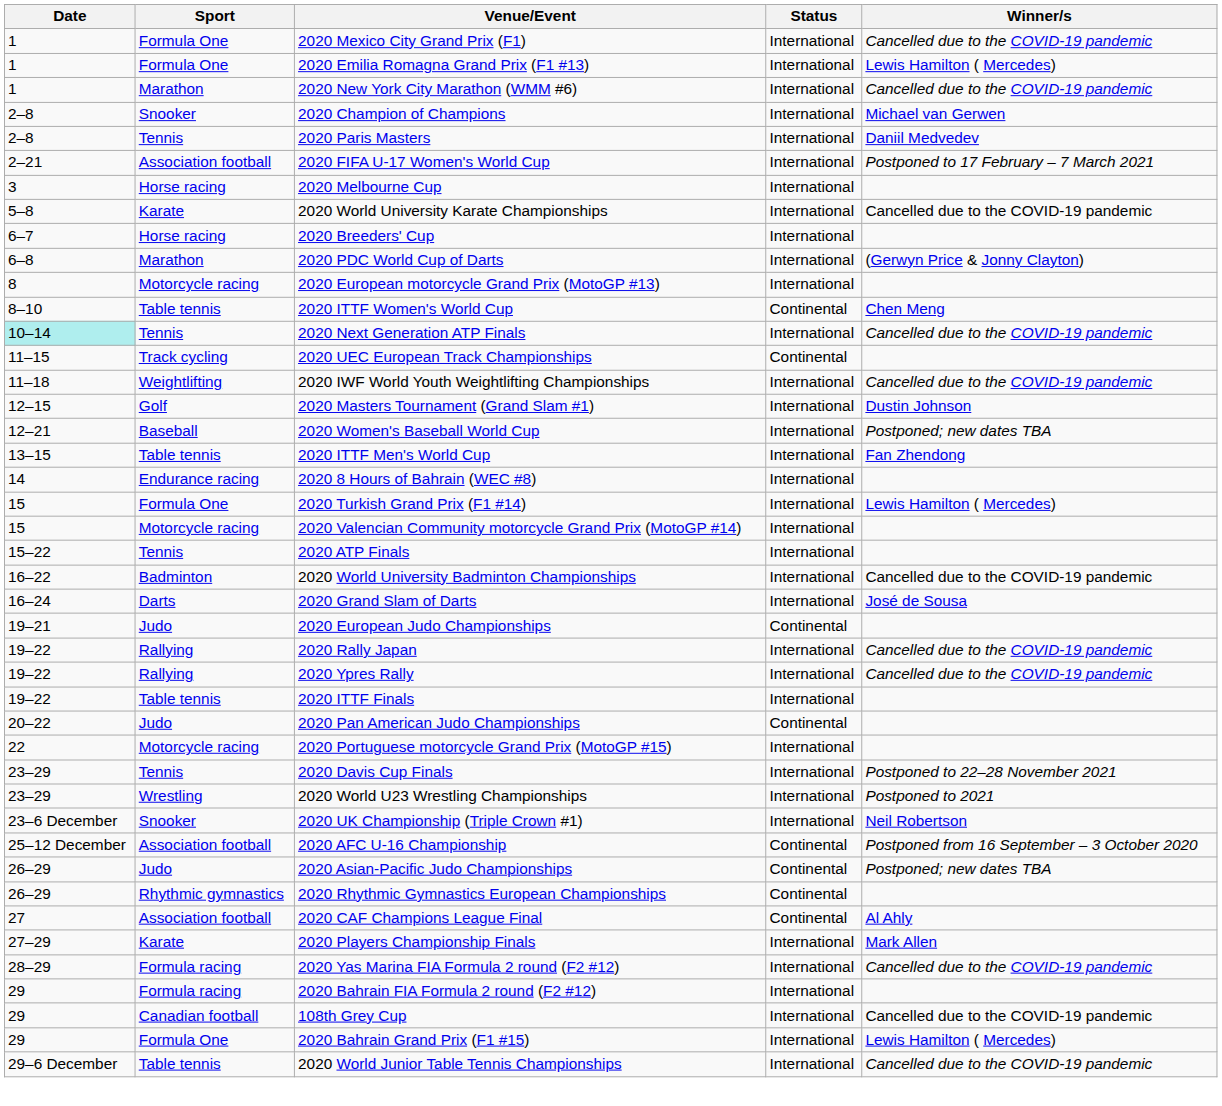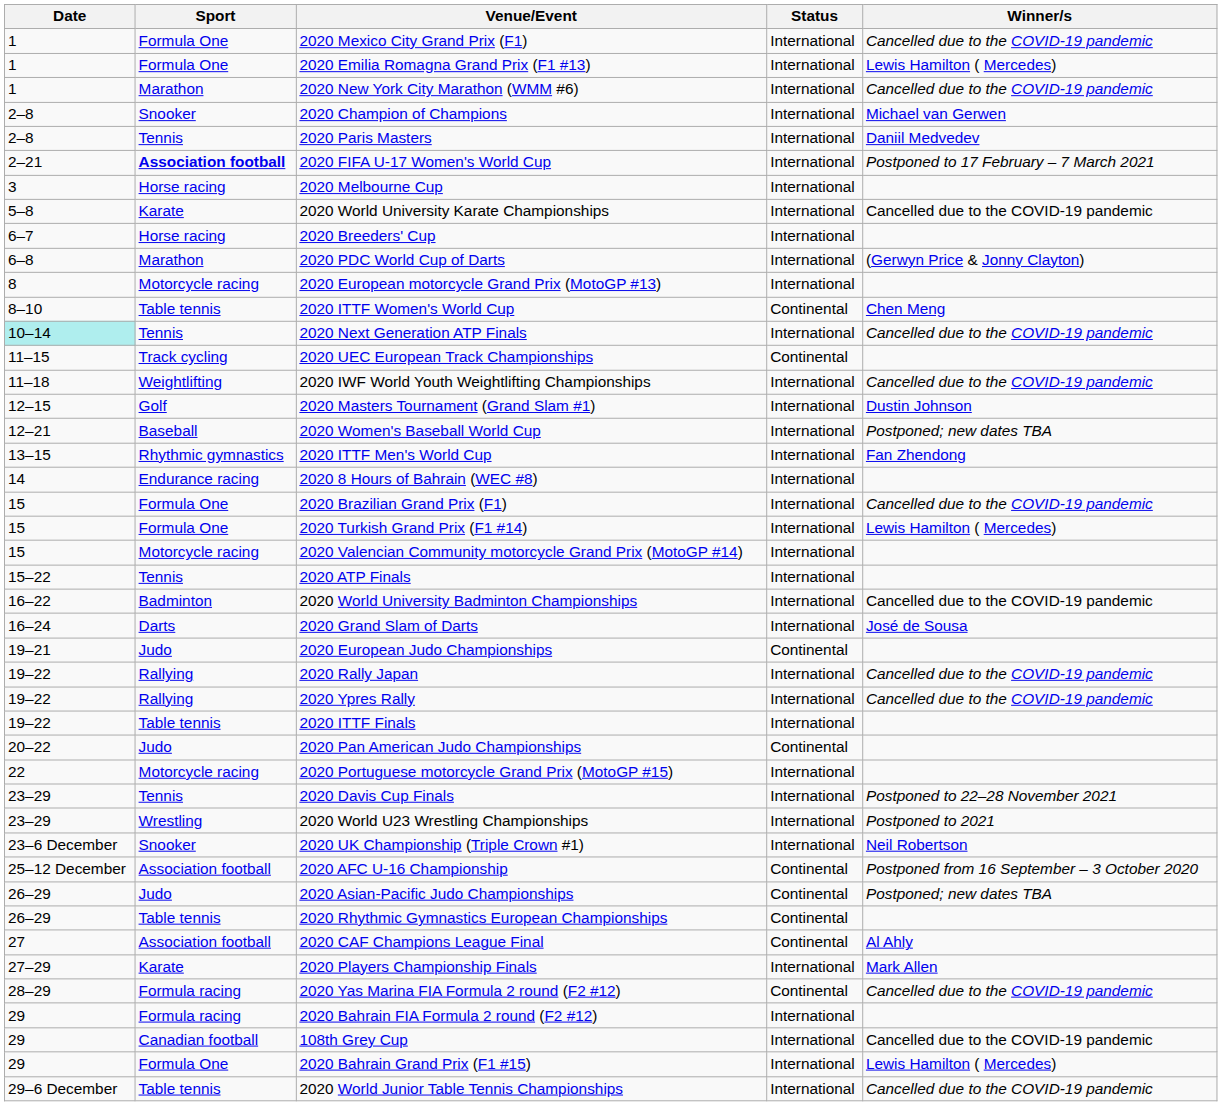(205, 162) normal -> (212, 162) bold
(180, 455) Table tennis -> (211, 455) Rhythmic gymnastics
+ row: (403, 503)
(211, 893) Rhythmic gymnastics -> (180, 917) Table tennis
(812, 966) International -> (809, 991) Continental
